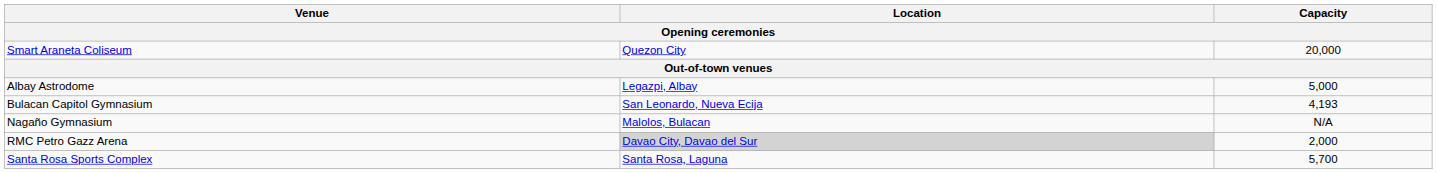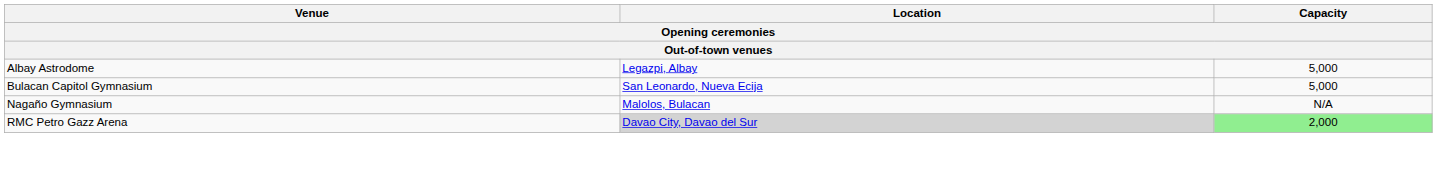- row: (69, 50)
(1323, 104) 4,193 -> (1323, 86) 5,000
(1323, 141) no background -> (1323, 123) lightgreen background
- row: (80, 159)
